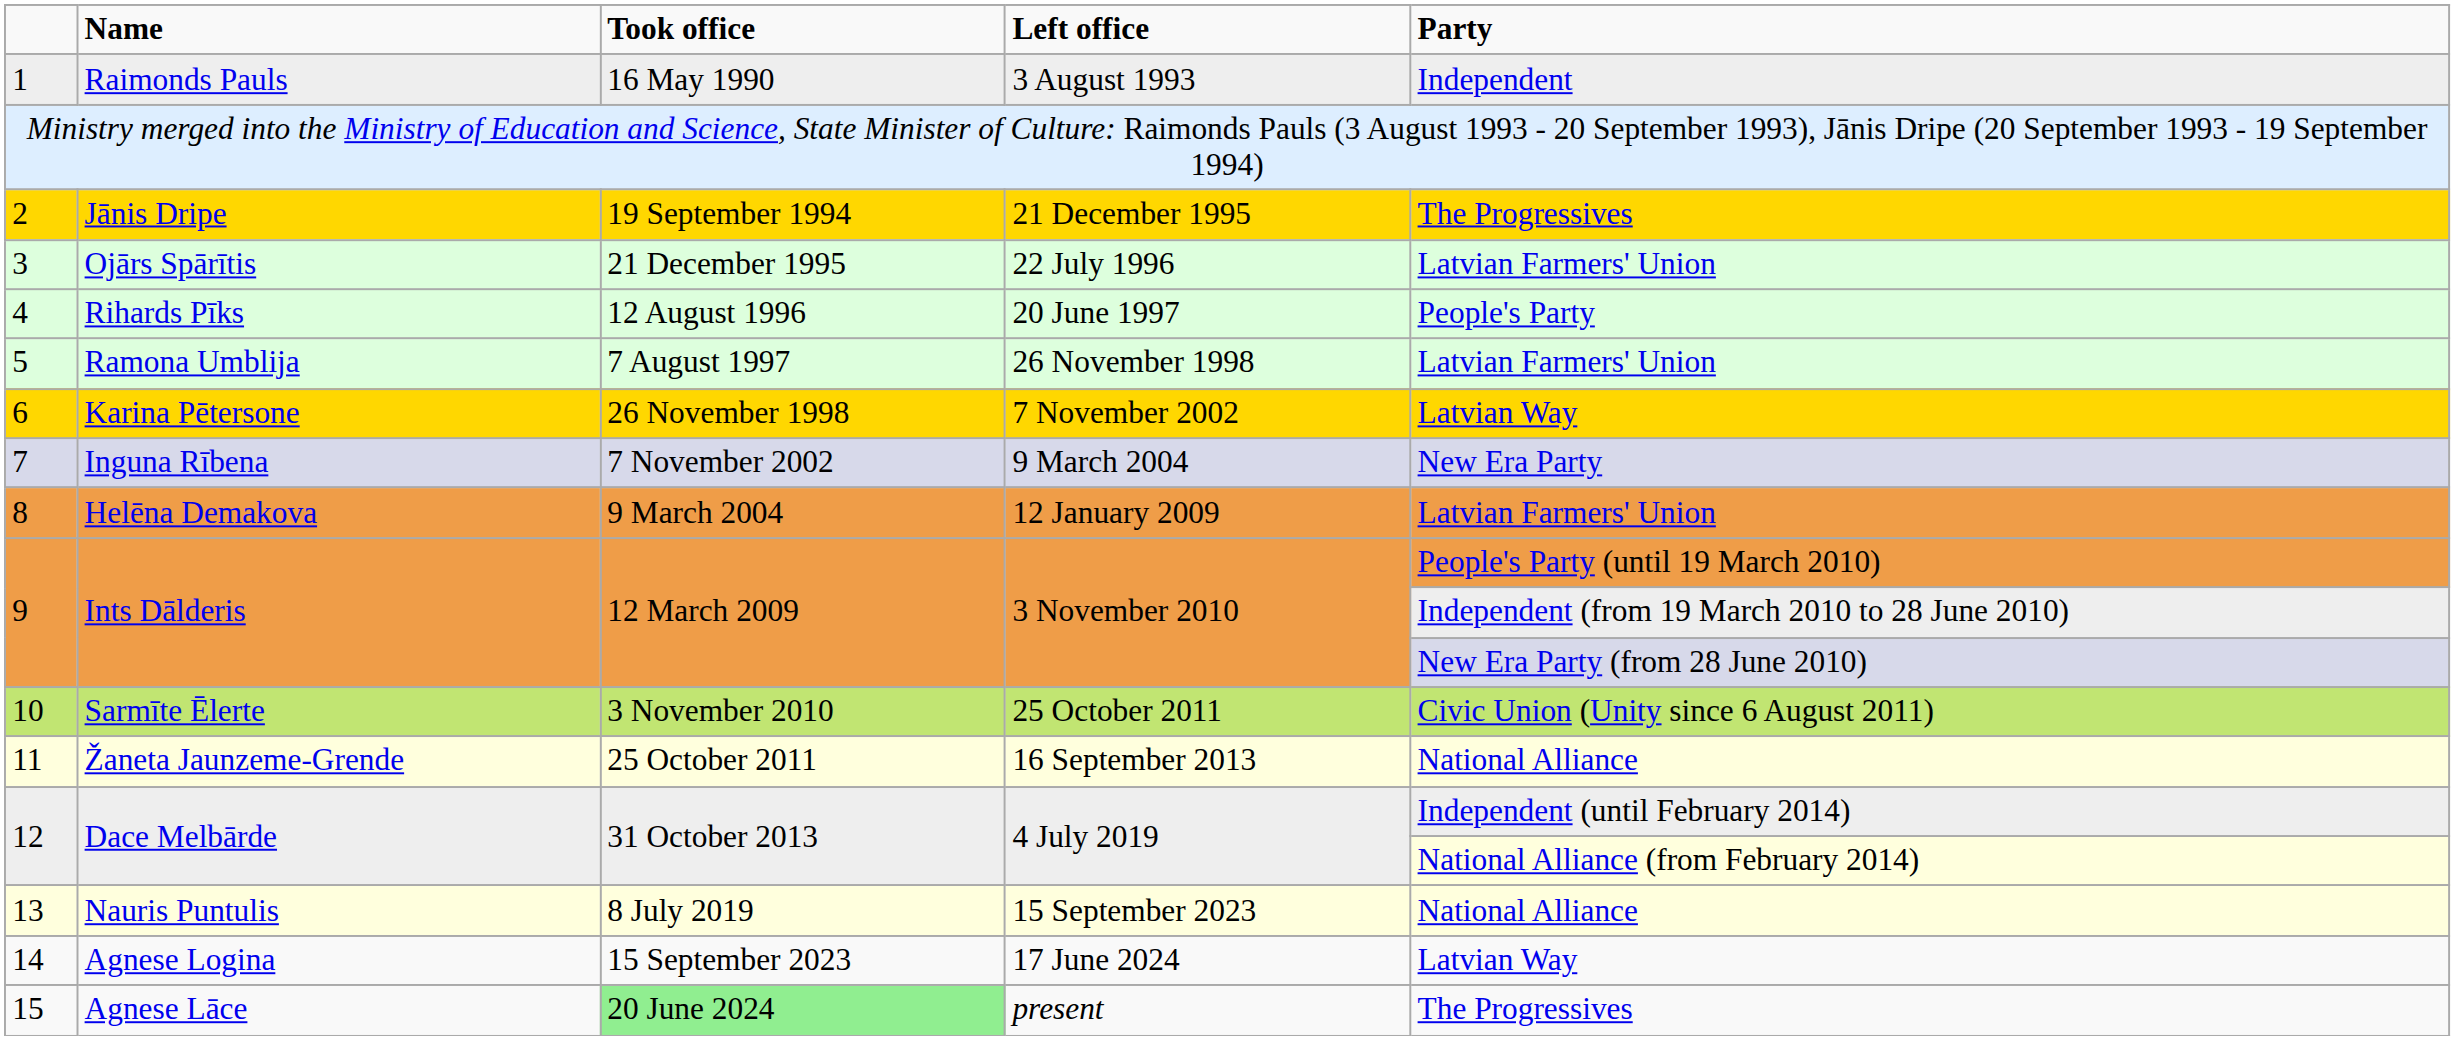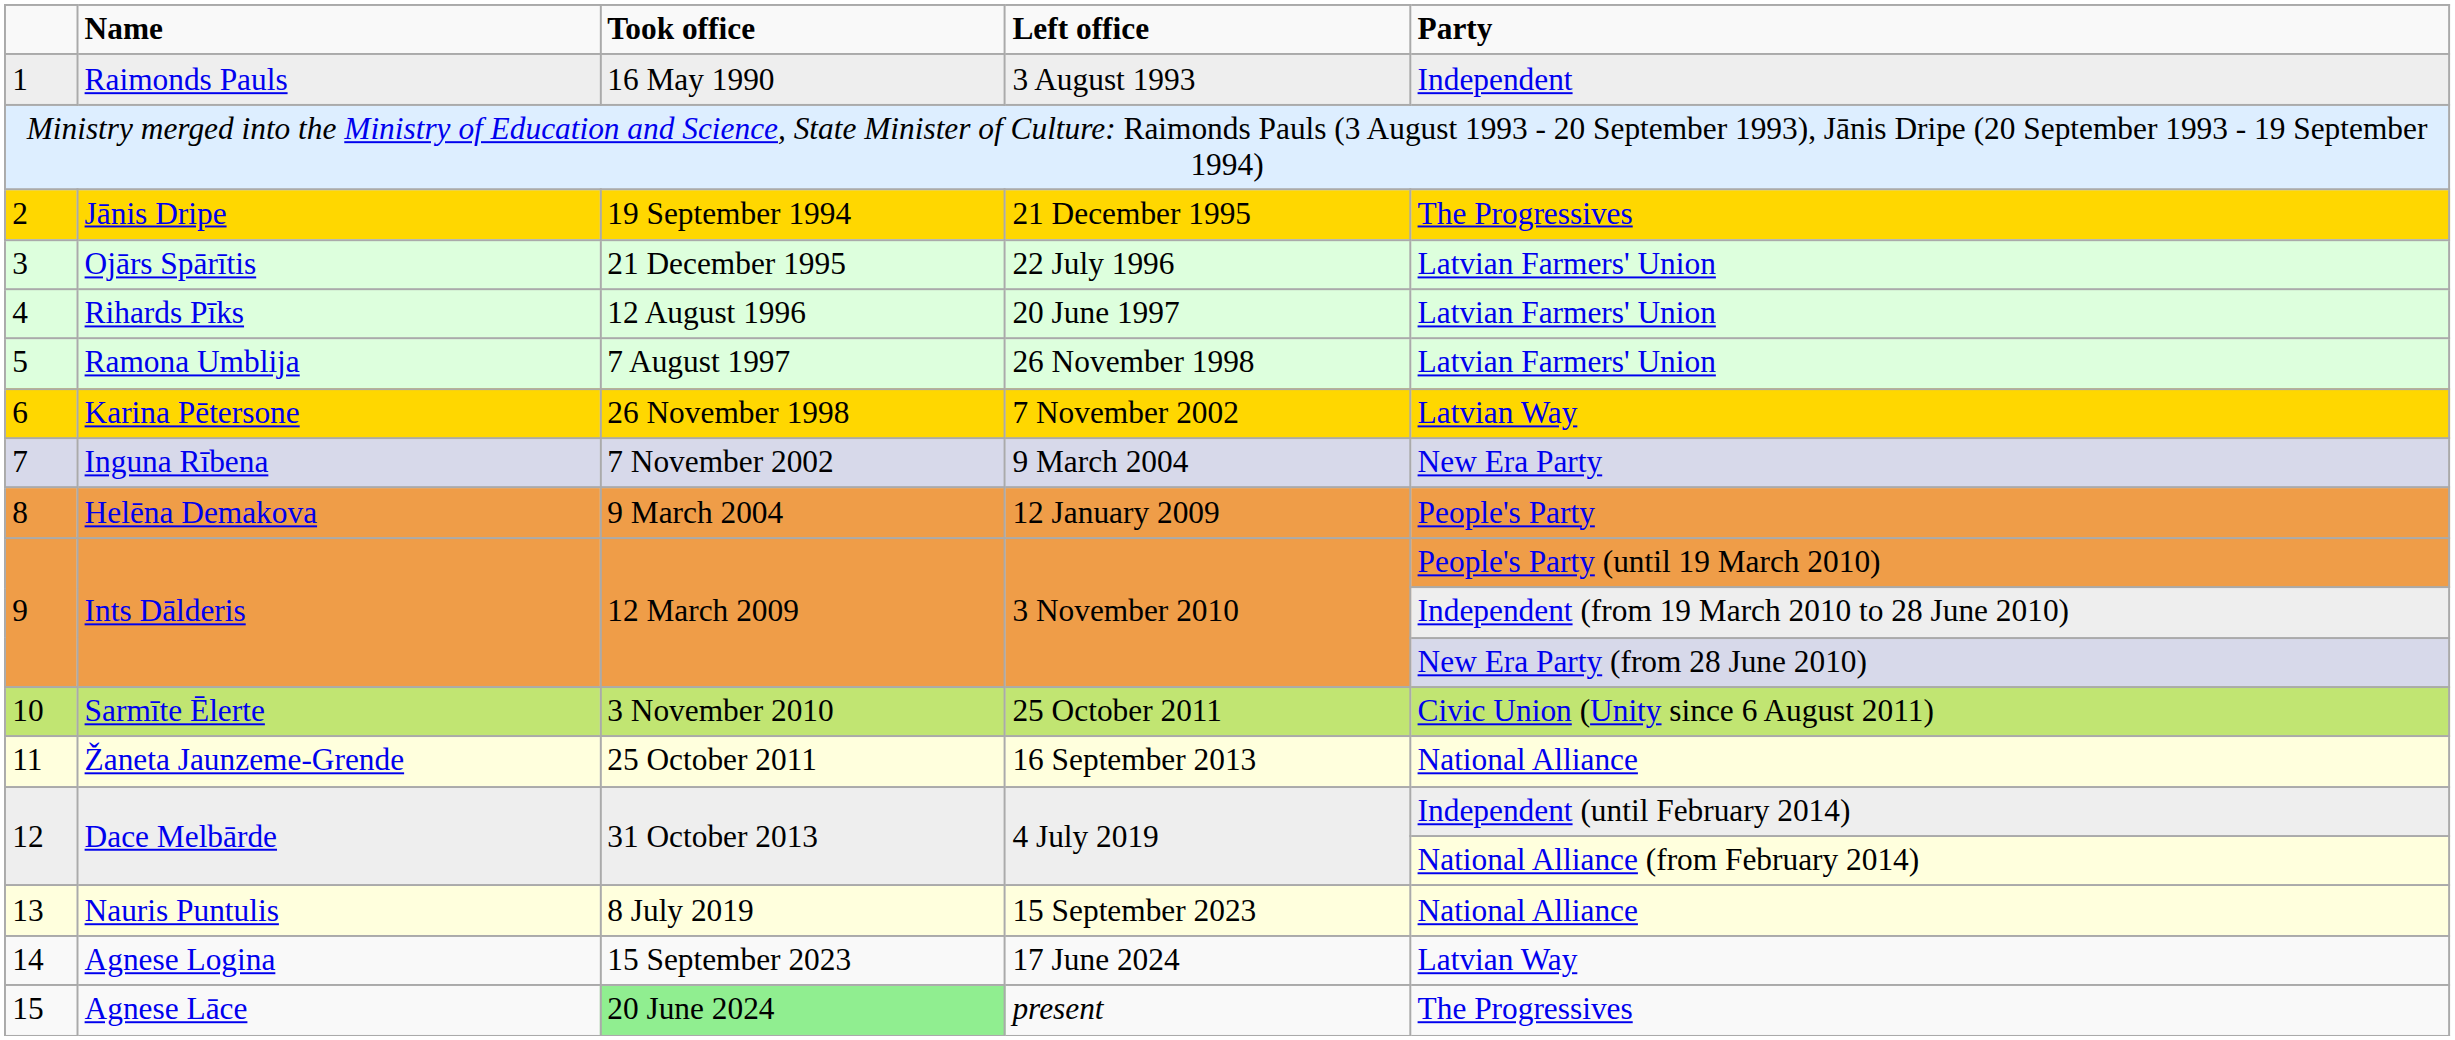(1506, 313) People's Party -> (1567, 313) Latvian Farmers' Union
(1567, 512) Latvian Farmers' Union -> (1506, 512) People's Party
